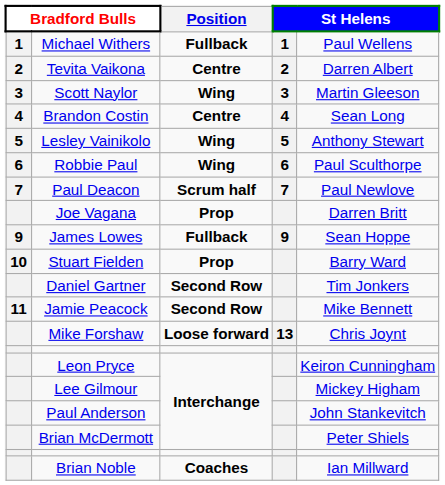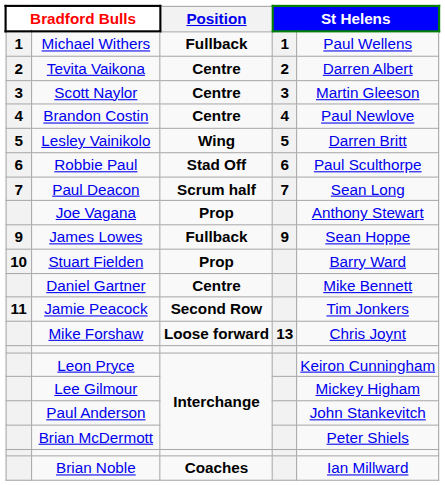(216, 92) Wing -> (216, 92) Centre
(368, 116) Sean Long -> (368, 116) Paul Newlove
(368, 141) Anthony Stewart -> (368, 141) Darren Britt
(216, 165) Wing -> (216, 165) Stad Off
(368, 189) Paul Newlove -> (368, 189) Sean Long
(368, 213) Darren Britt -> (368, 213) Anthony Stewart
(216, 285) Second Row -> (216, 285) Centre
(368, 285) Tim Jonkers -> (368, 285) Mike Bennett
(368, 309) Mike Bennett -> (368, 309) Tim Jonkers
